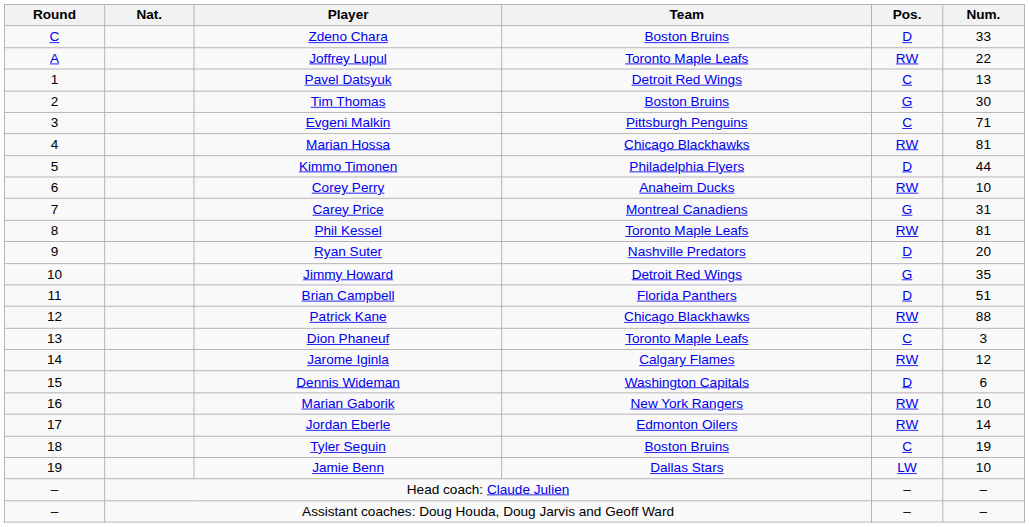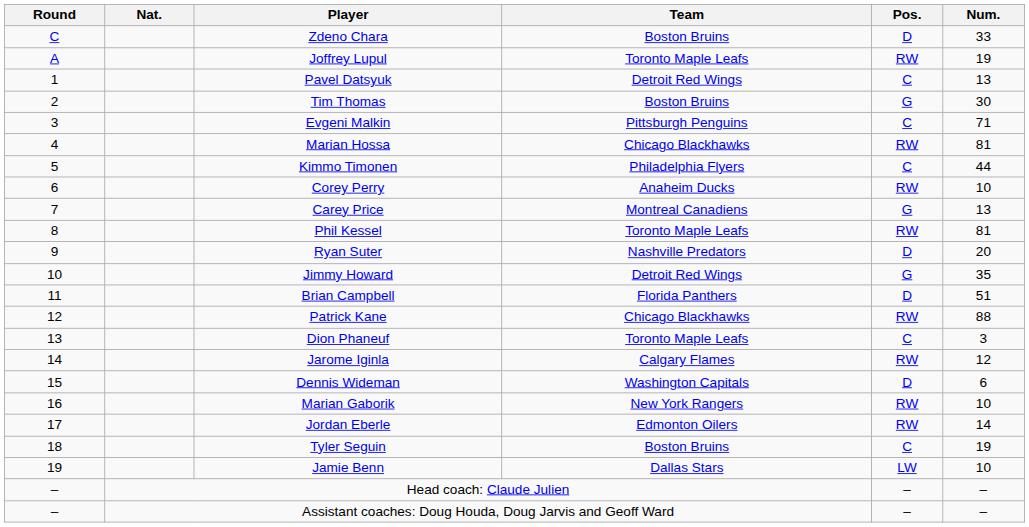(983, 58) 22 -> (983, 58) 19
(907, 166) D -> (907, 166) C
(983, 209) 31 -> (983, 209) 13
